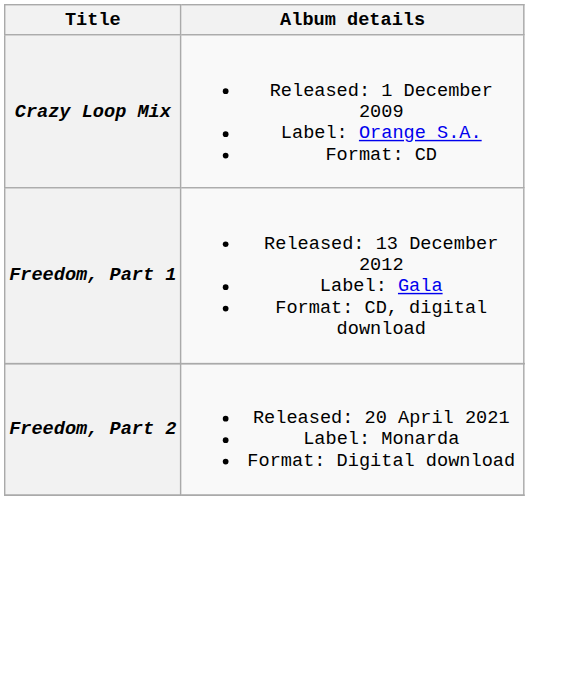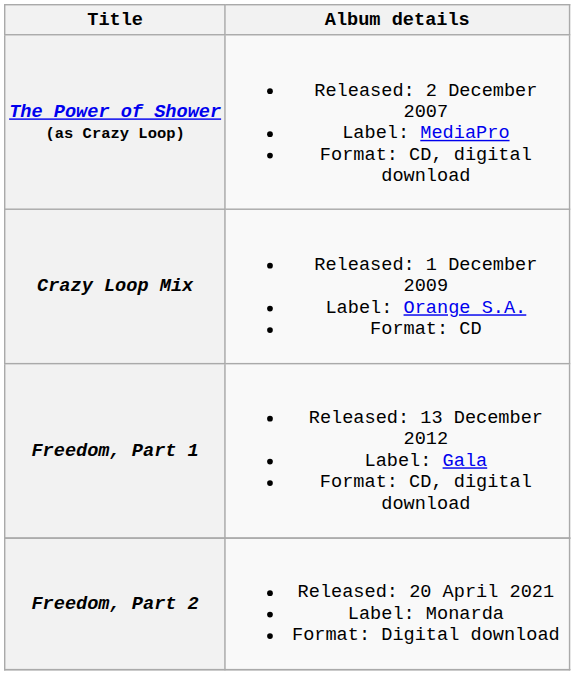+ row: (115, 122)
